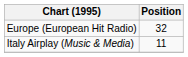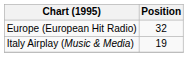(161, 44) 11 -> (161, 44) 19
